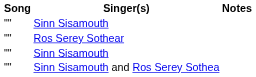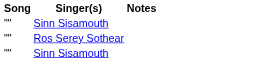- row: (8, 68)
